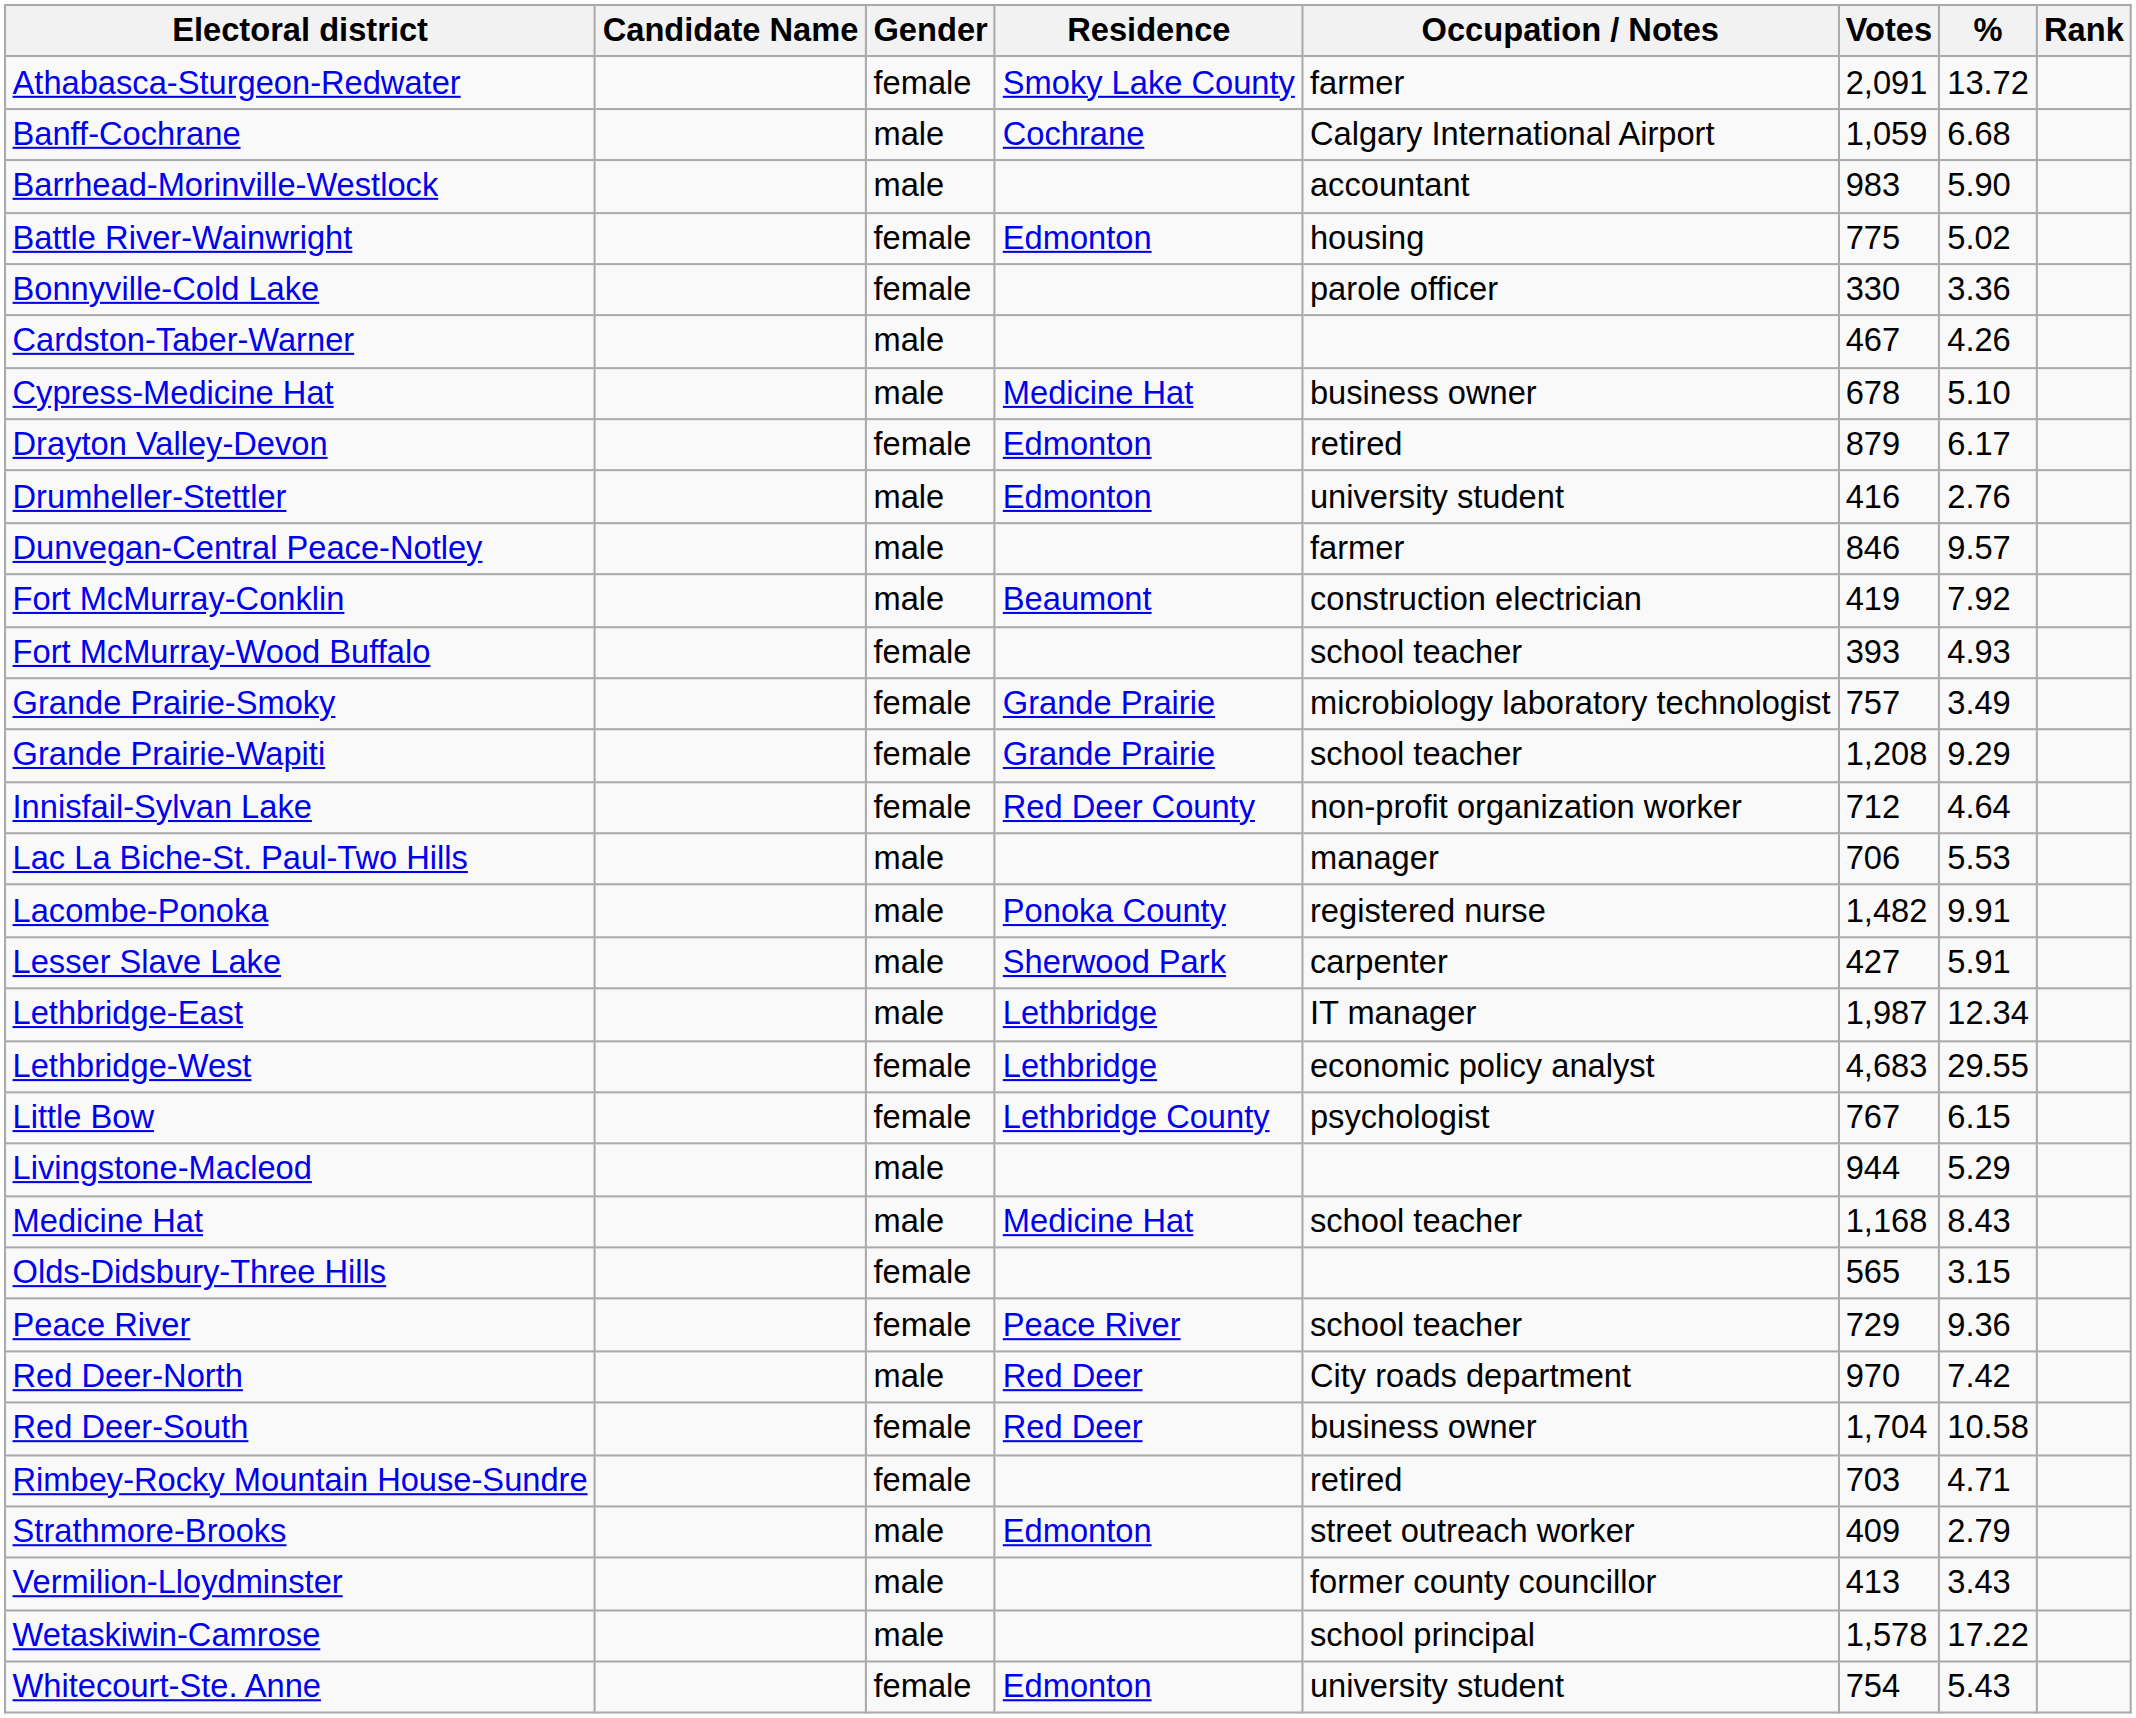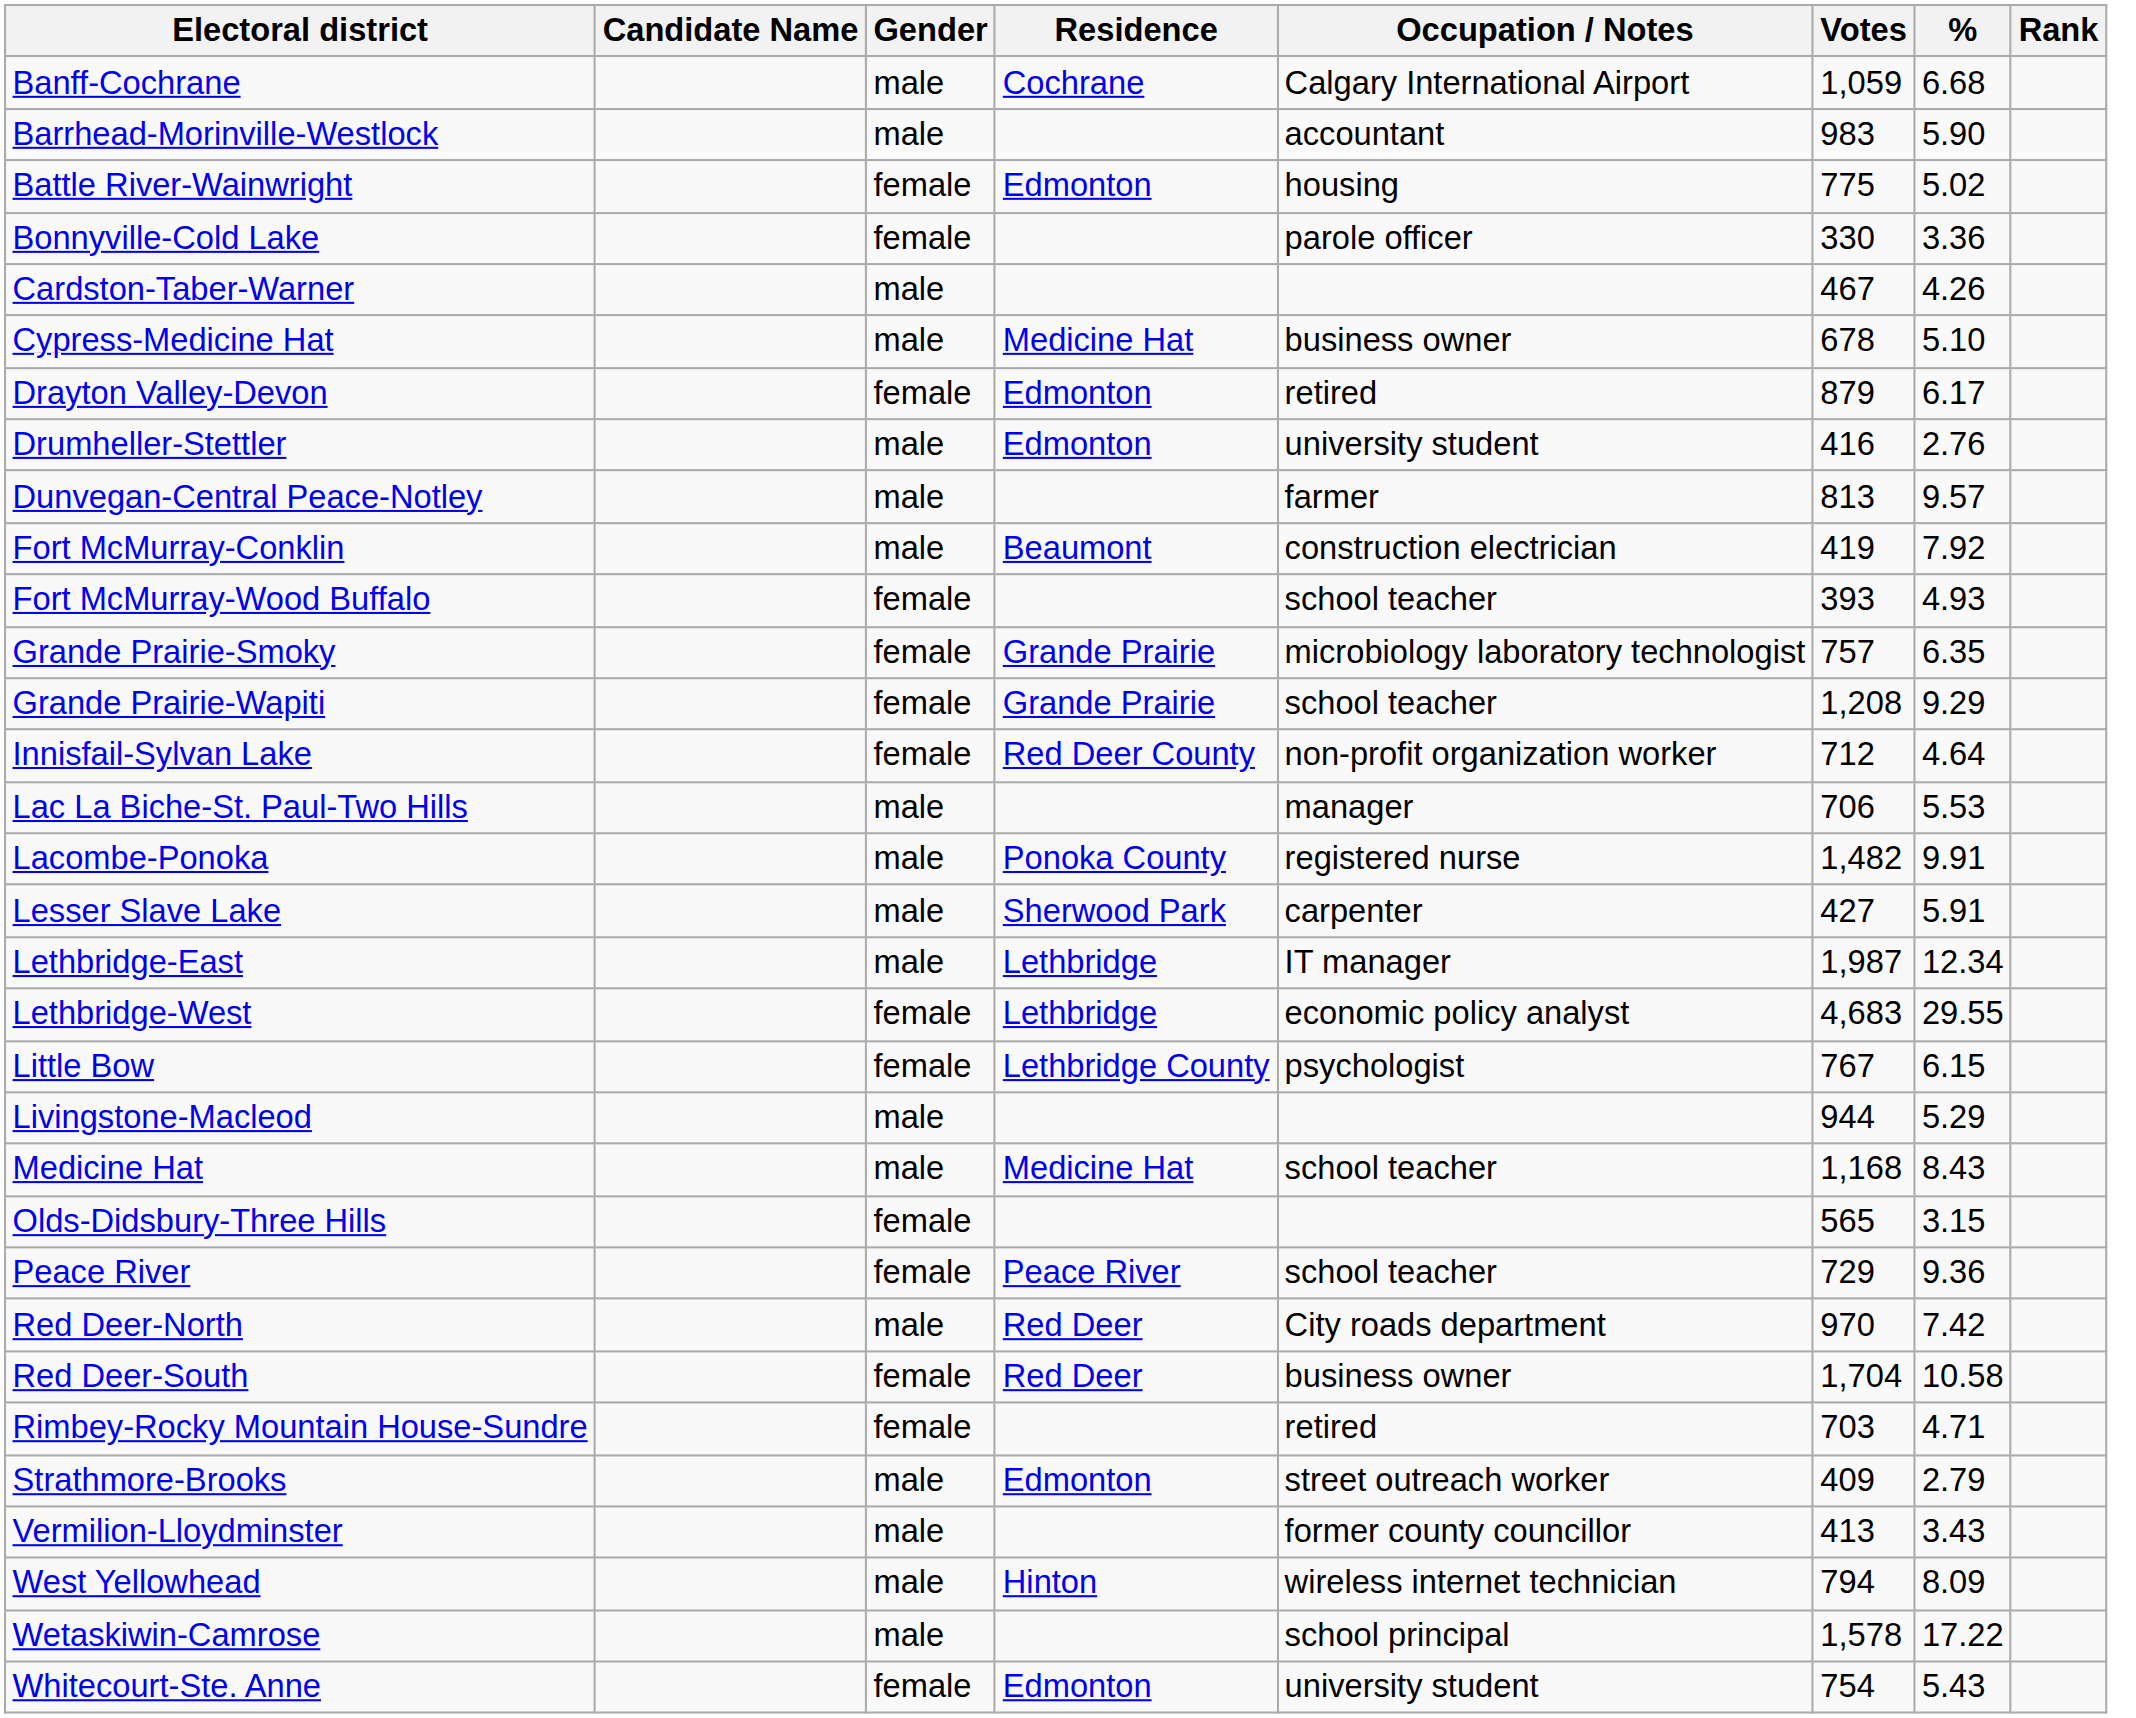- row: (237, 82)
(1873, 548) 846 -> (1848, 496) 813
(1979, 703) 3.49 -> (1954, 651) 6.35
+ row: (137, 1583)
